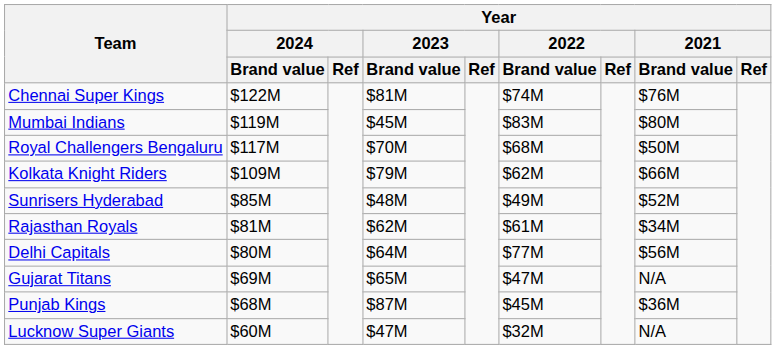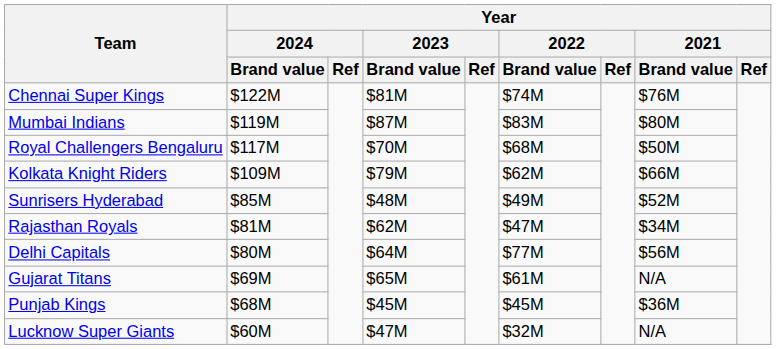(387, 122) $45M -> (387, 122) $87M
(523, 226) $61M -> (523, 226) $47M
(523, 278) $47M -> (523, 278) $61M
(387, 305) $87M -> (387, 305) $45M
